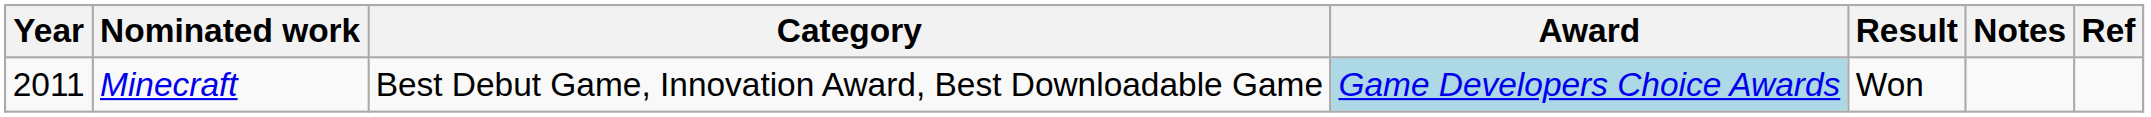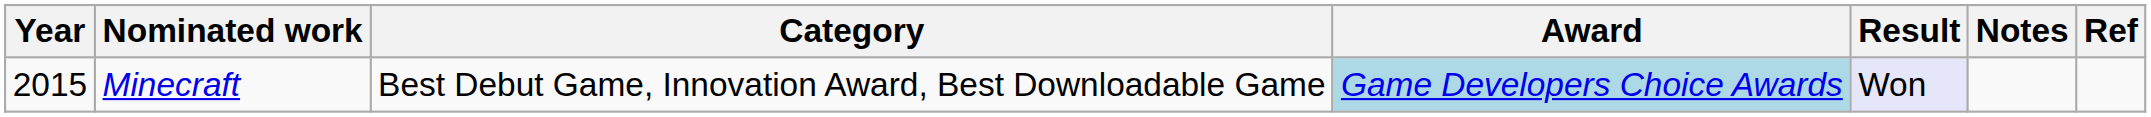(49, 84) 2011 -> (50, 84) 2015
(1890, 84) no background -> (1892, 84) lavender background
